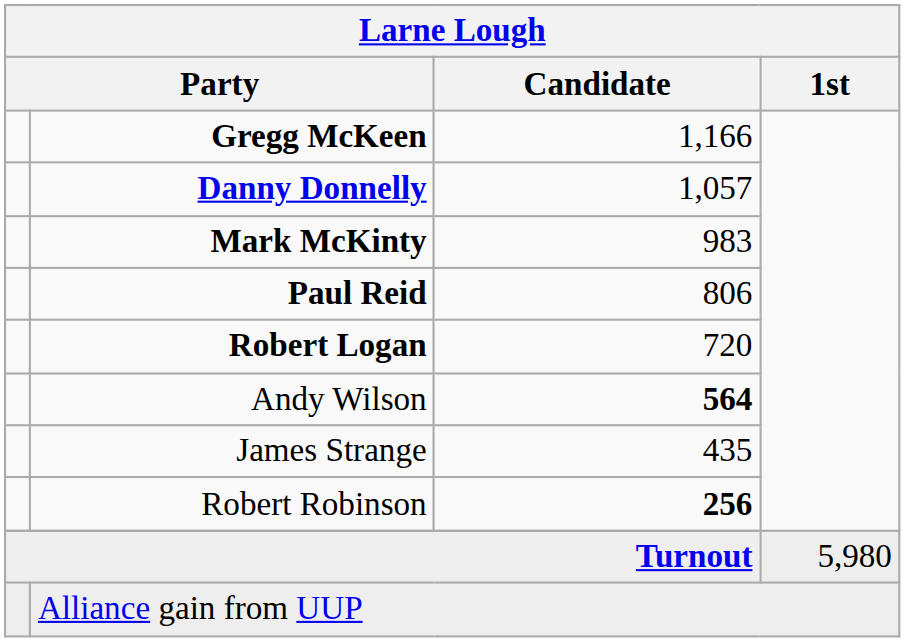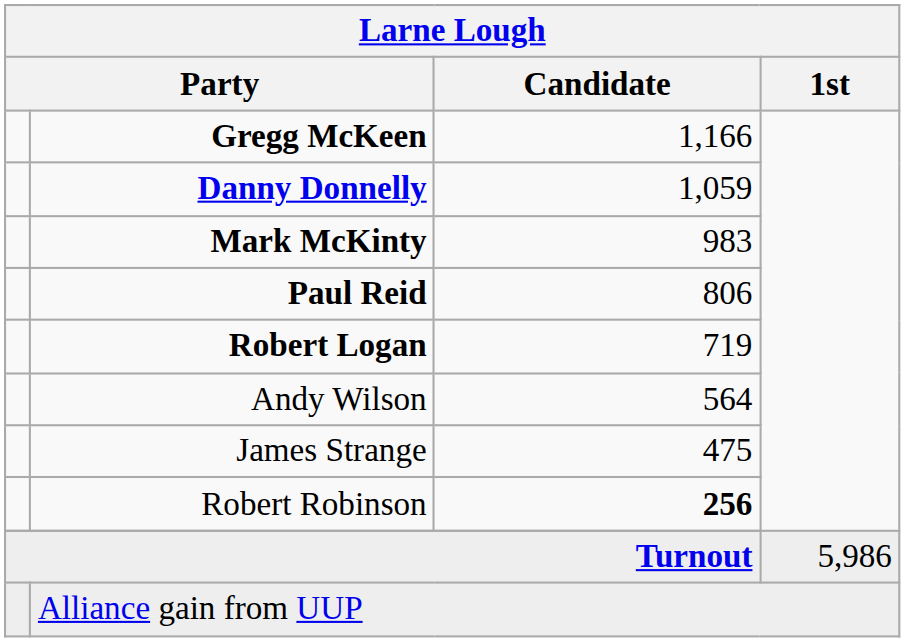(715, 188) 1,057 -> (715, 188) 1,059
(728, 345) 720 -> (728, 345) 719
(728, 398) bold -> (728, 398) normal
(728, 450) 435 -> (728, 450) 475
(855, 556) 5,980 -> (855, 556) 5,986
